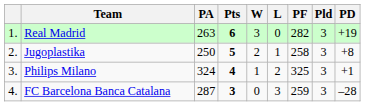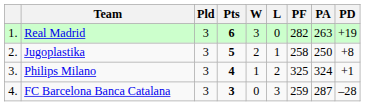columns swapped: (323, 14) <-> (206, 14)
